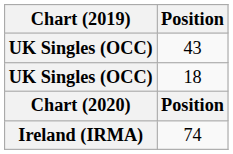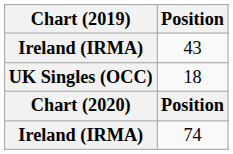(81, 47) UK Singles (OCC) -> (81, 47) Ireland (IRMA)
